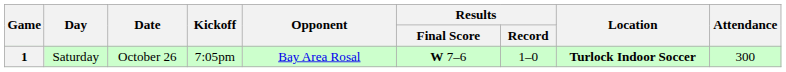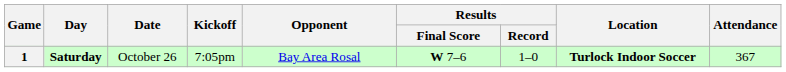(76, 56) normal -> (76, 56) bold
(745, 56) 300 -> (745, 56) 367
